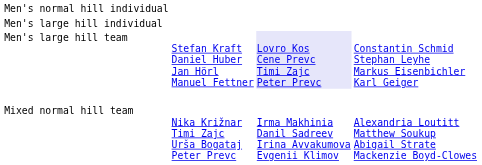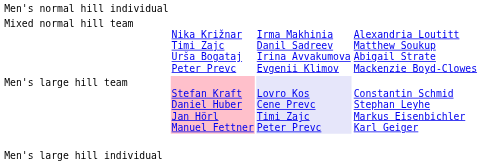rows swapped: (83, 23) <-> (69, 111)
(213, 66) no background -> (213, 110) pink background
